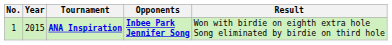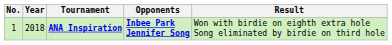(35, 29) 2015 -> (35, 29) 2018
